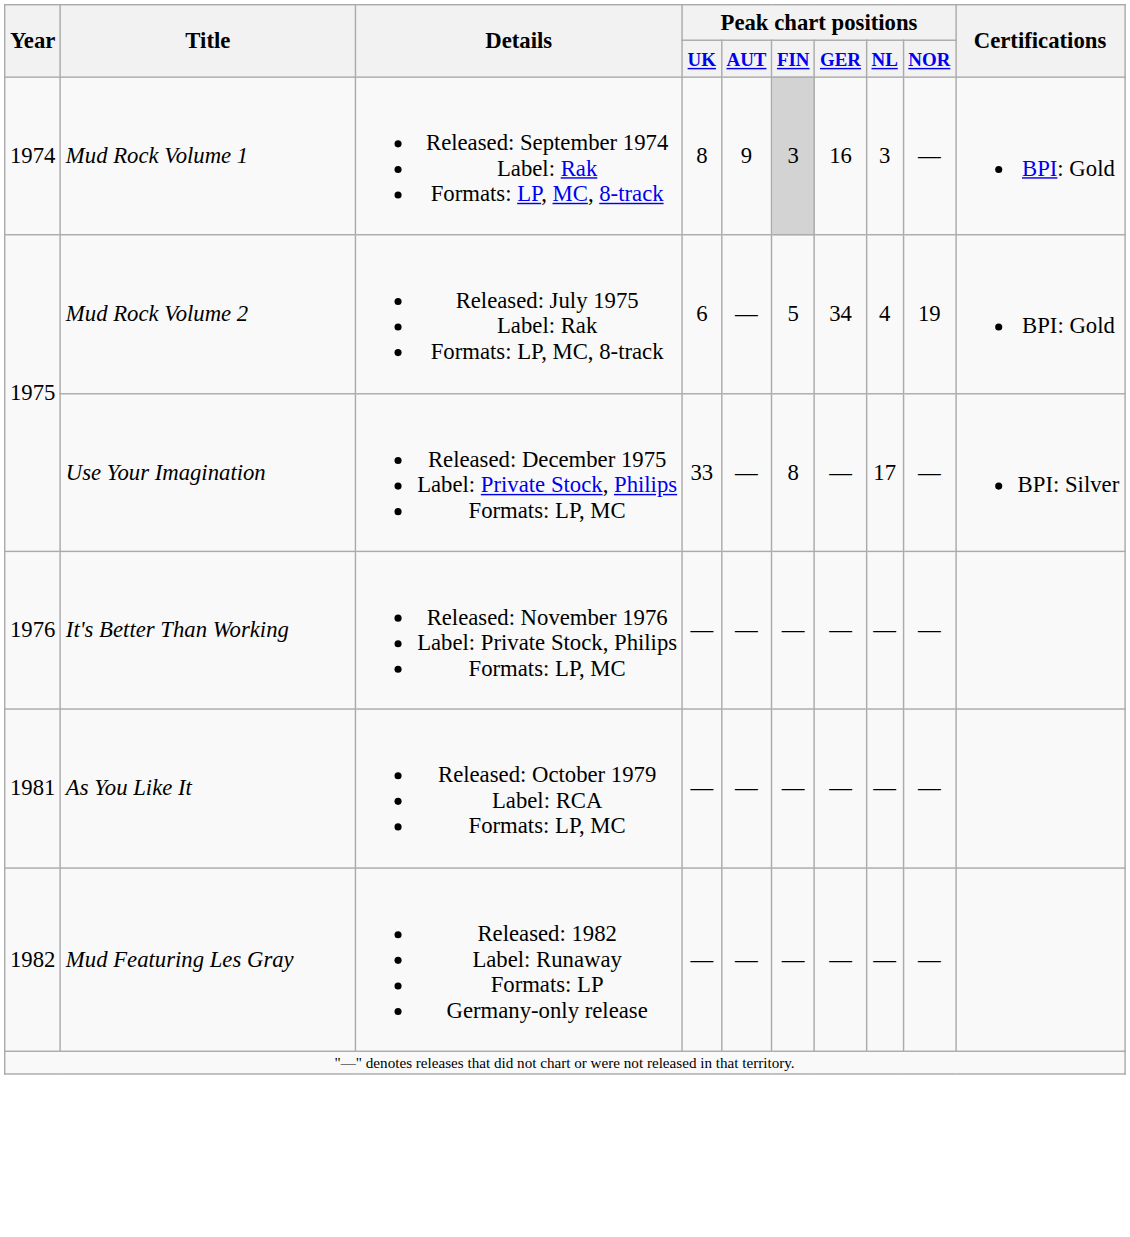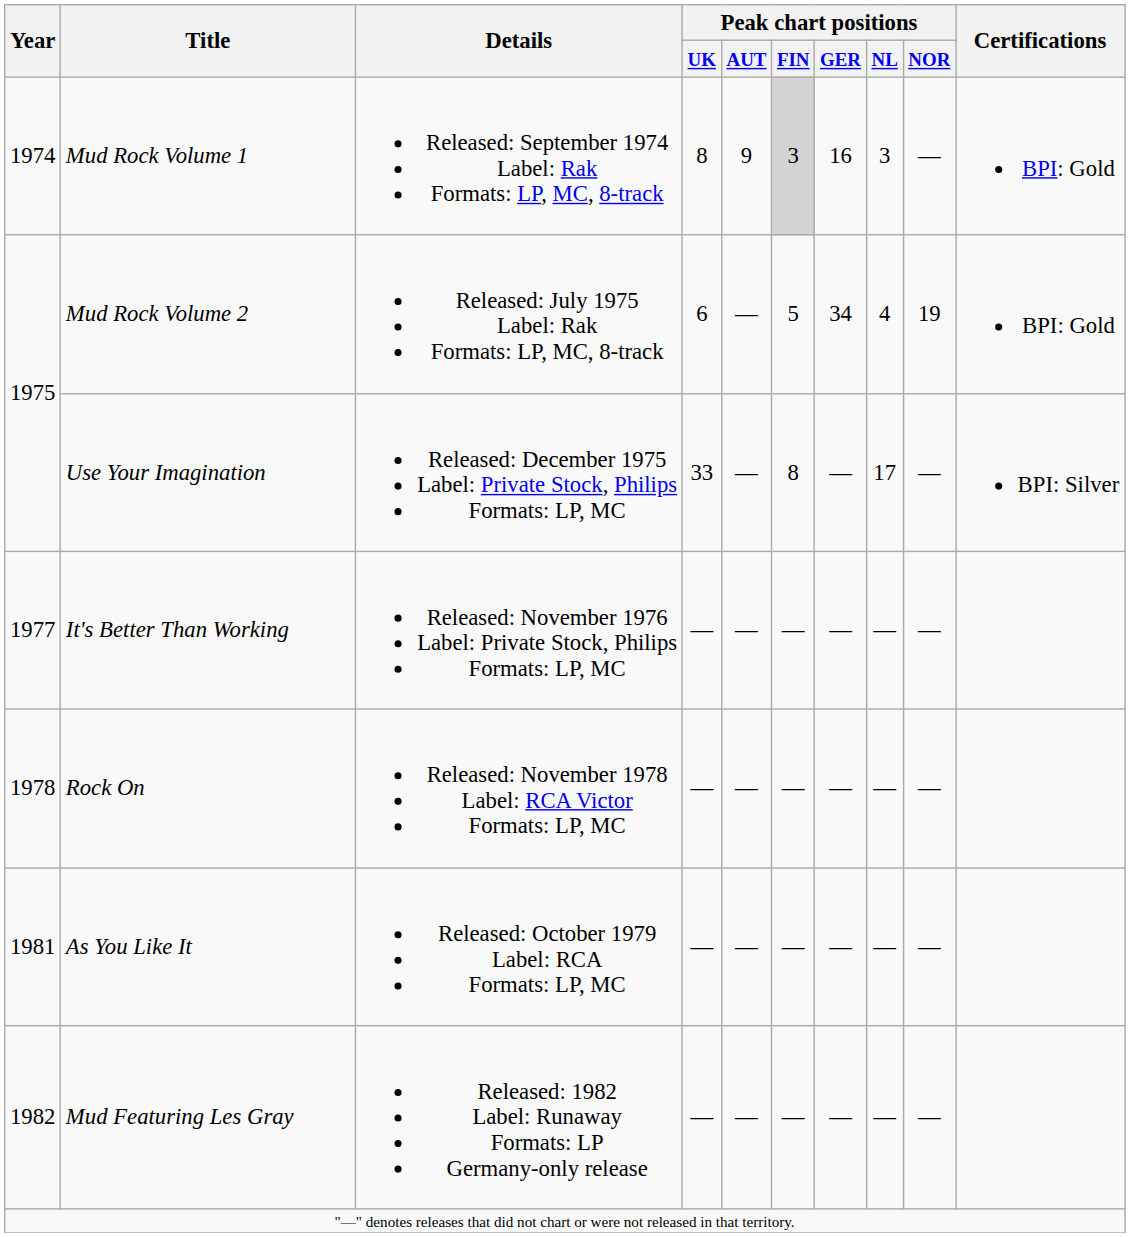(33, 630) 1976 -> (33, 630) 1977
+ row: (105, 788)
